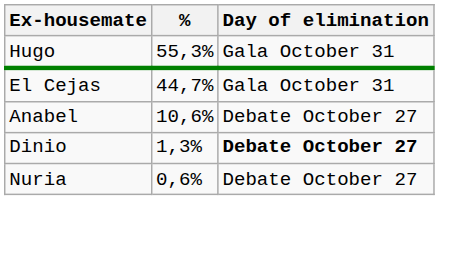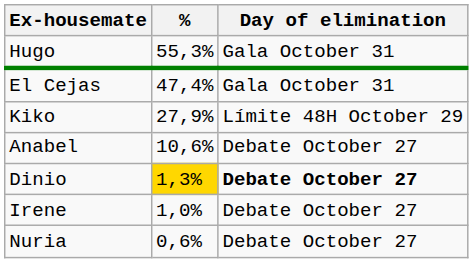(185, 86) 44,7% -> (185, 86) 47,4%
+ row: (32, 117)
(179, 148) no background -> (179, 179) gold background
+ row: (38, 210)
